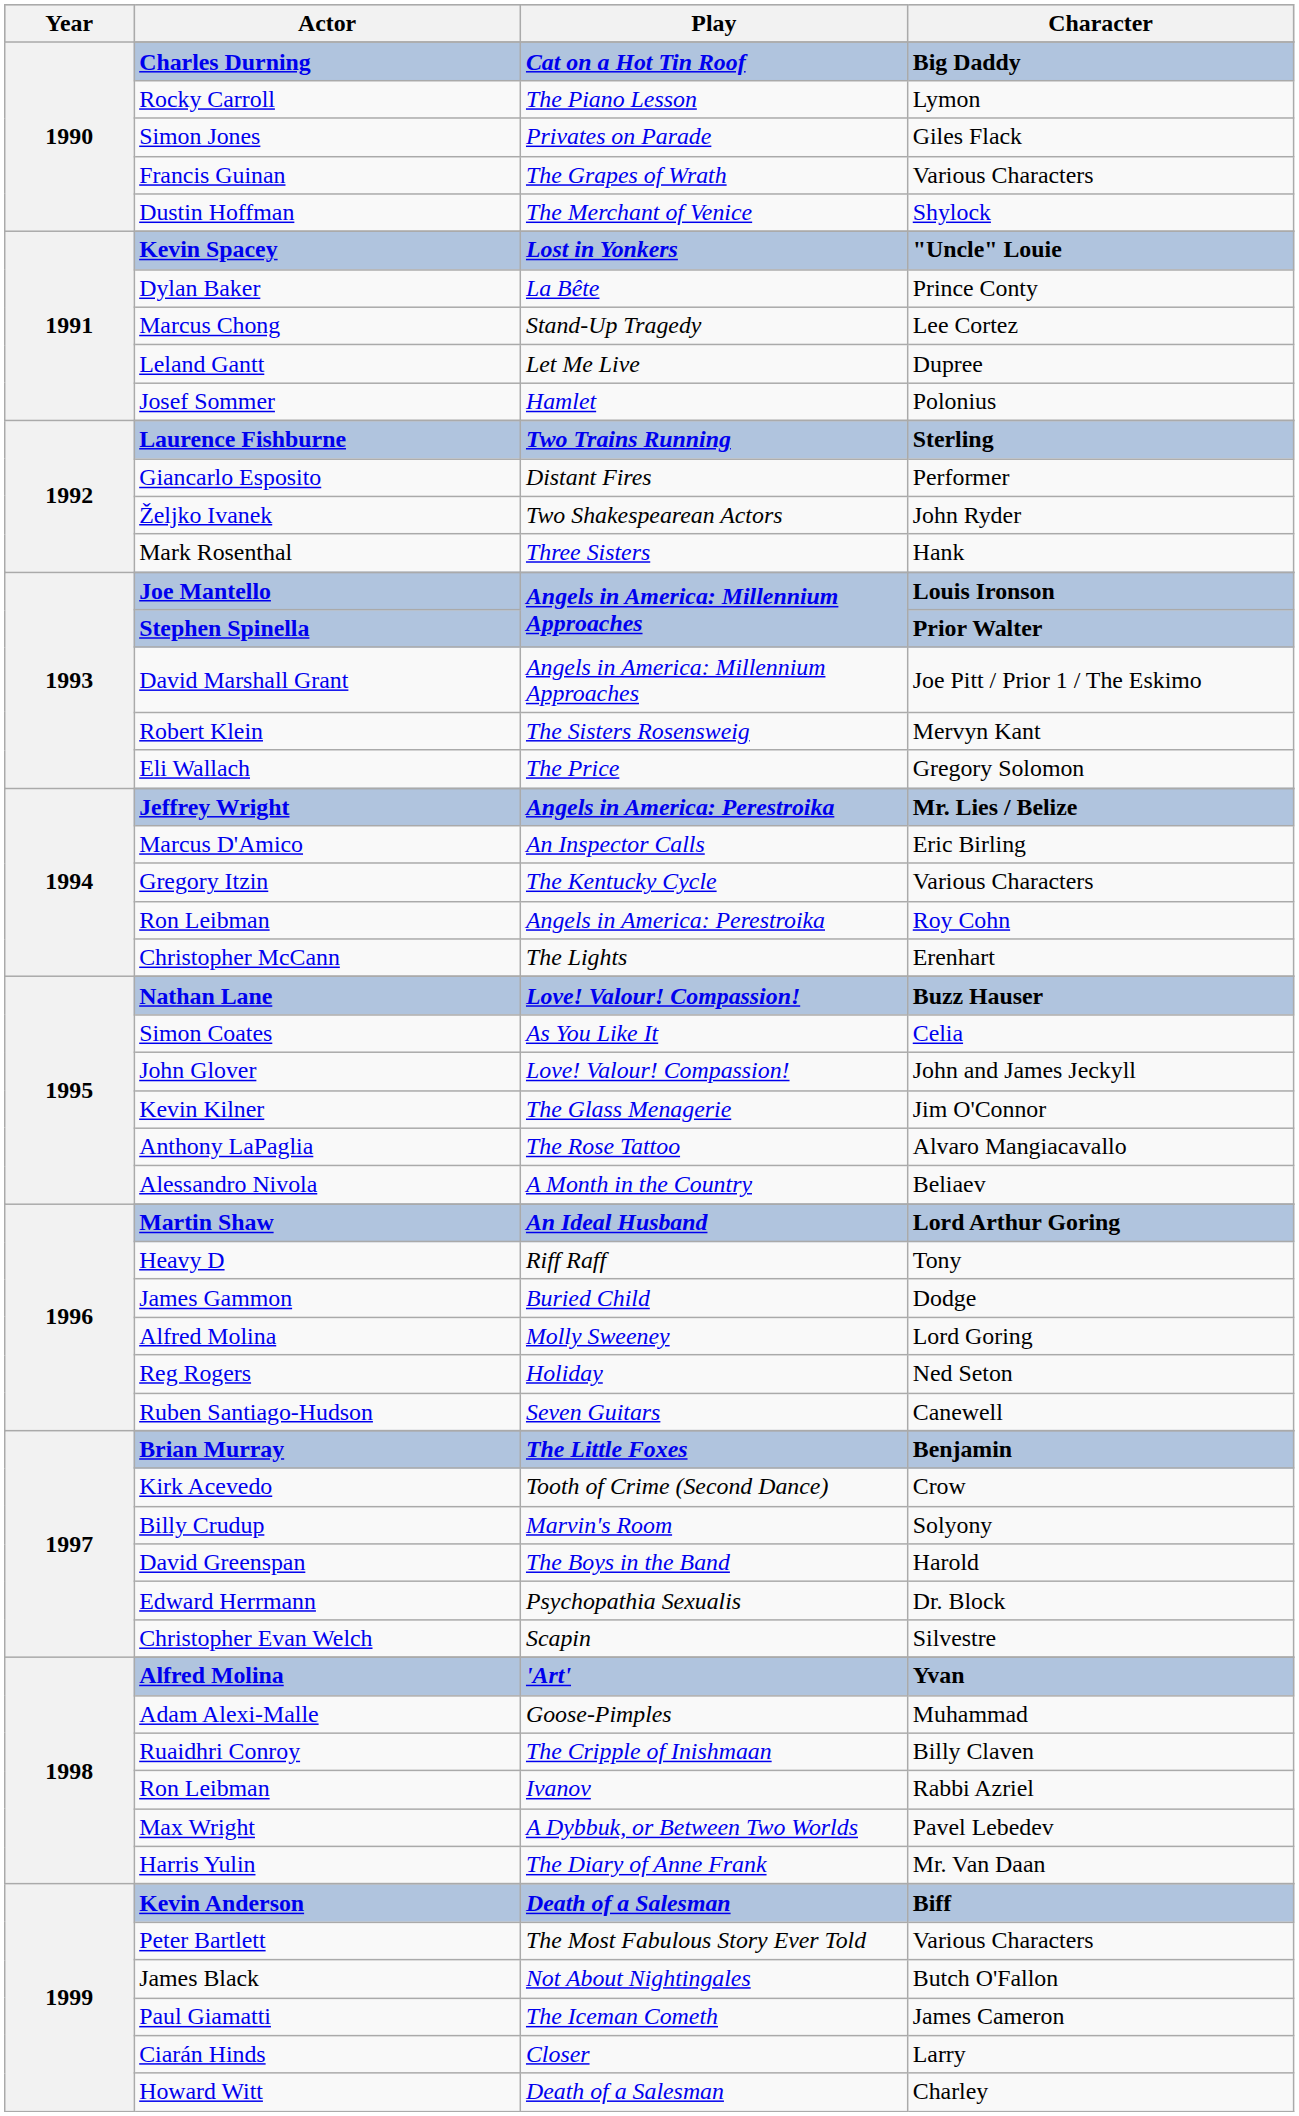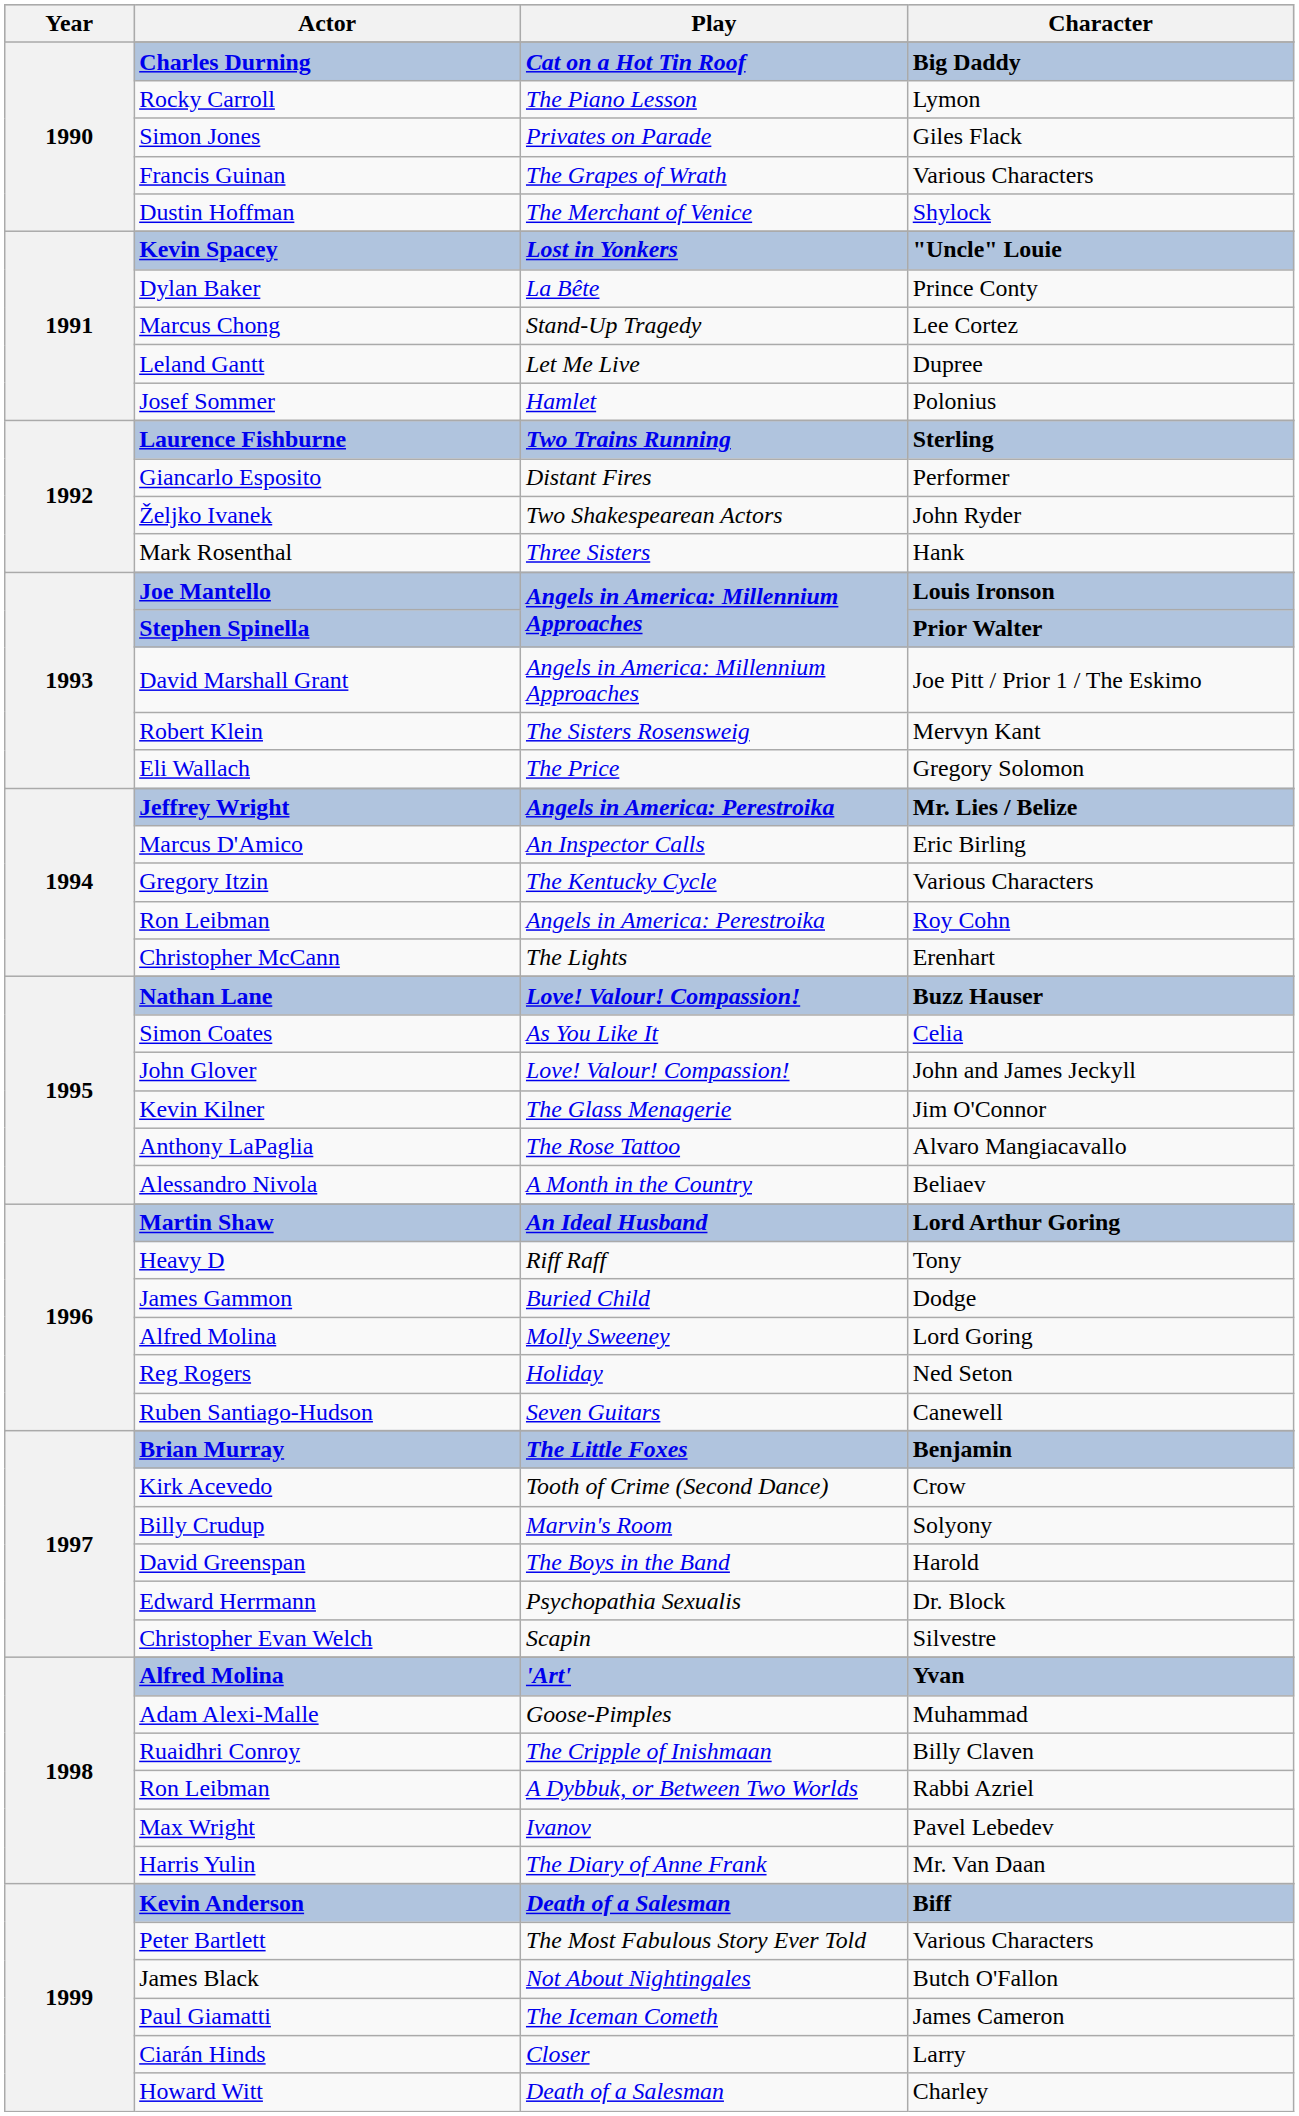(558, 1789) Ivanov -> (692, 1789) A Dybbuk, or Between Two Worlds
(692, 1827) A Dybbuk, or Between Two Worlds -> (558, 1827) Ivanov
